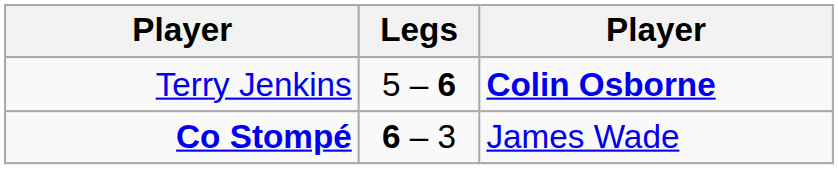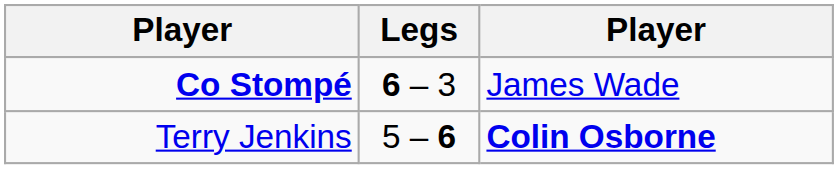rows swapped: (254, 83) <-> (264, 136)
